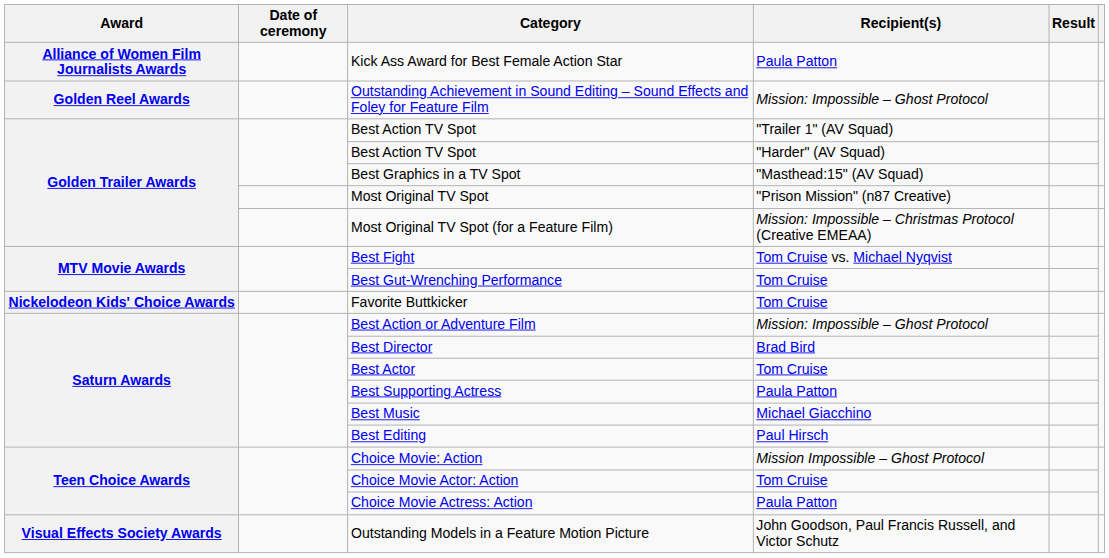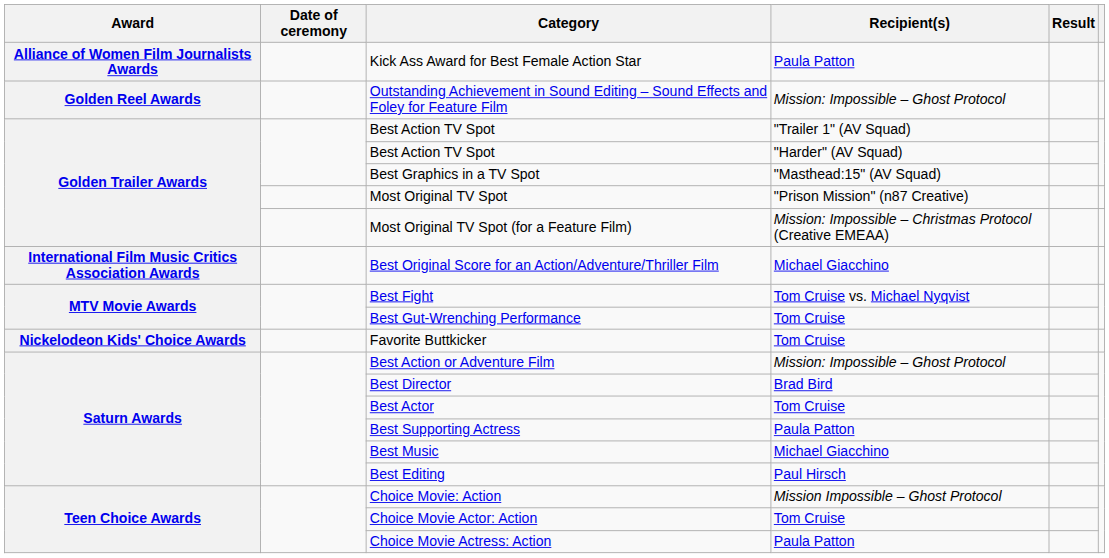+ row: (544, 265)
- row: (500, 533)
